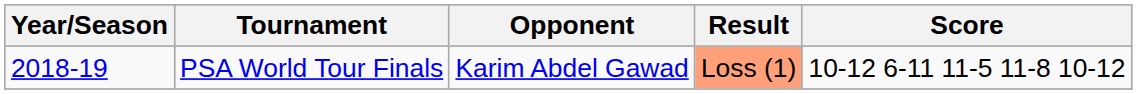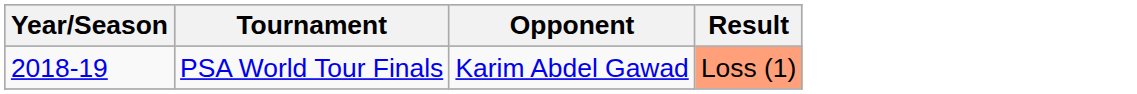- column: (967, 25)
